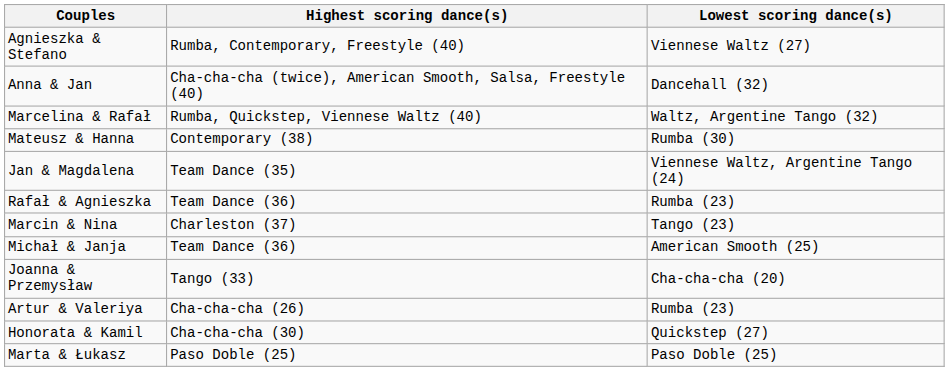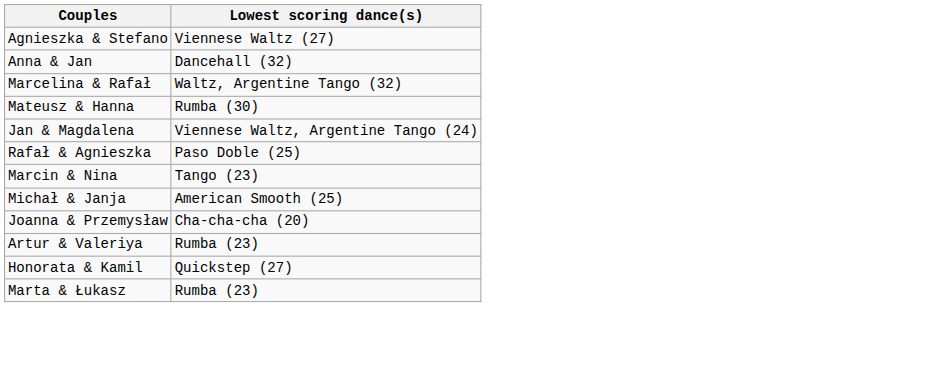- column: (407, 16)
(693, 202) Rumba (23) -> (238, 153) Paso Doble (25)
(714, 355) Paso Doble (25) -> (217, 291) Rumba (23)
